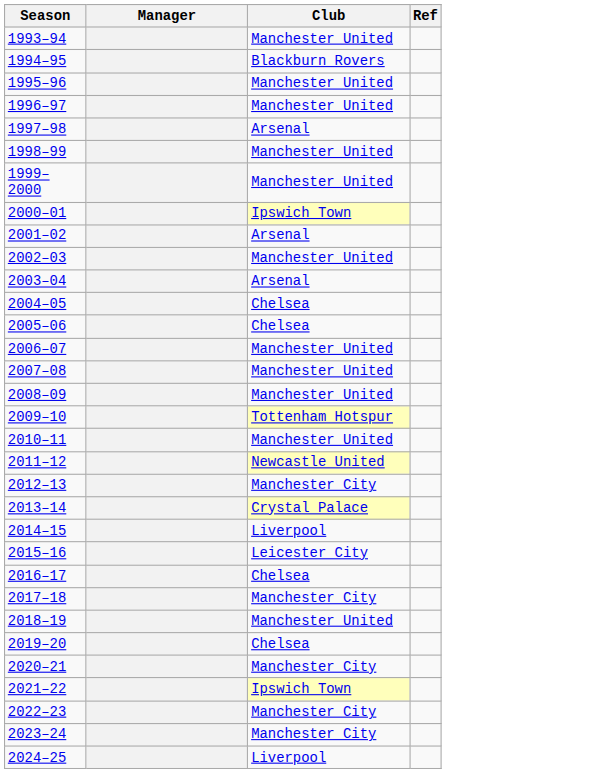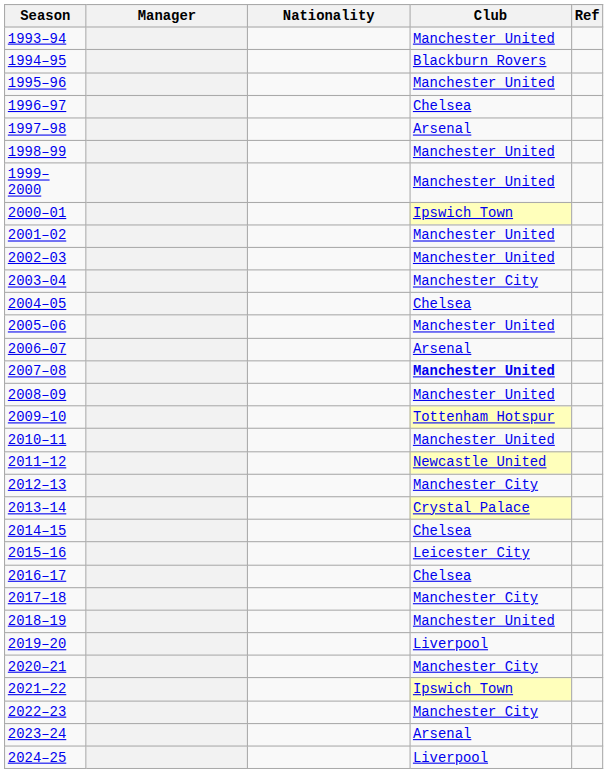+ column: (329, 16)
(322, 107) Manchester United -> (442, 107) Chelsea
(280, 236) Arsenal -> (484, 236) Manchester United
(280, 281) Arsenal -> (476, 281) Manchester City
(280, 327) Chelsea -> (484, 327) Manchester United
(322, 349) Manchester United -> (442, 349) Arsenal
(322, 372) normal -> (484, 372) bold
(289, 531) Liverpool -> (442, 531) Chelsea
(280, 644) Chelsea -> (450, 644) Liverpool
(314, 735) Manchester City -> (442, 735) Arsenal
